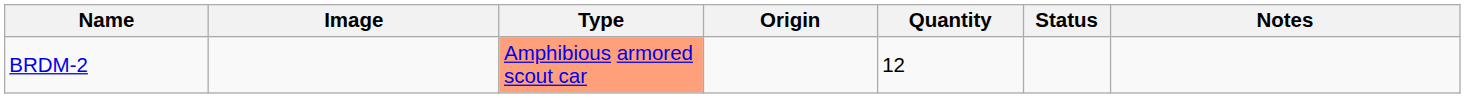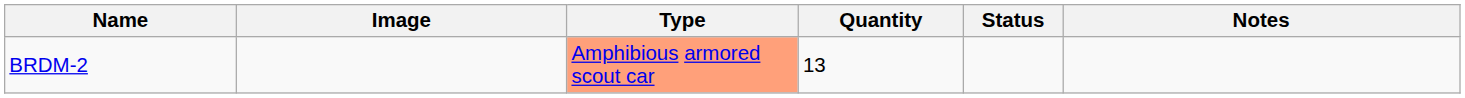- column: (790, 20)
(894, 64) 12 -> (814, 64) 13
